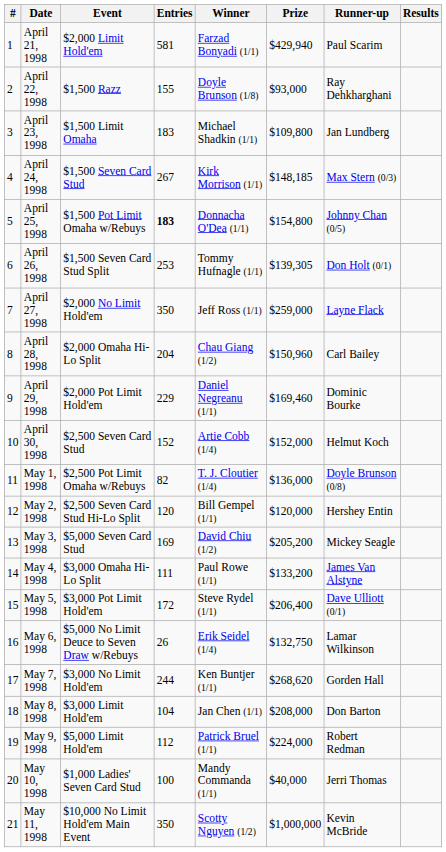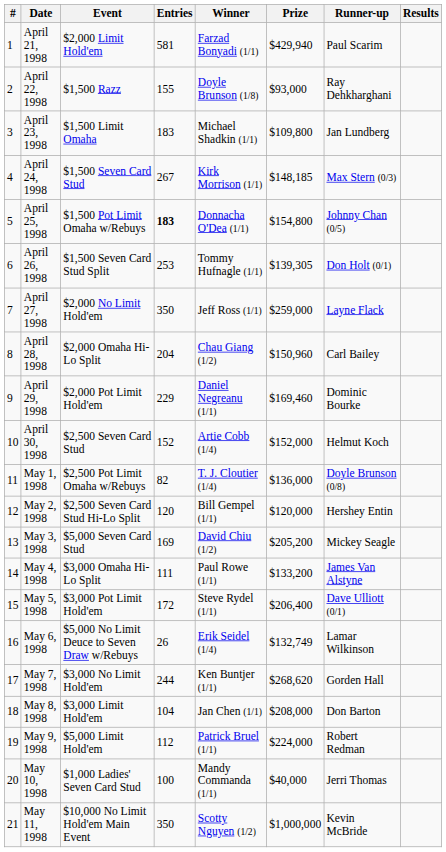(291, 642) $132,750 -> (291, 642) $132,749
